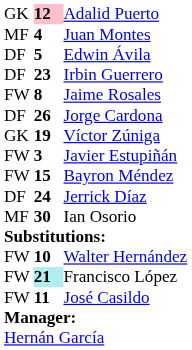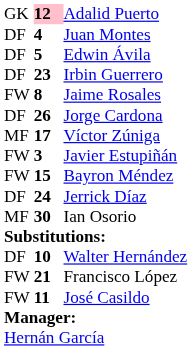(16, 34) MF -> (15, 34) DF
(16, 135) GK -> (16, 135) MF
(42, 135) 19 -> (42, 135) 17
(17, 256) FW -> (15, 256) DF
(42, 277) paleturquoise background -> (42, 277) no background
